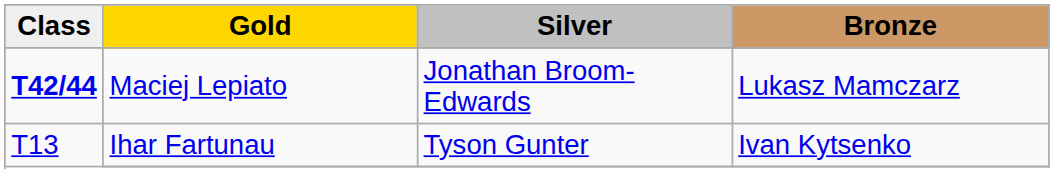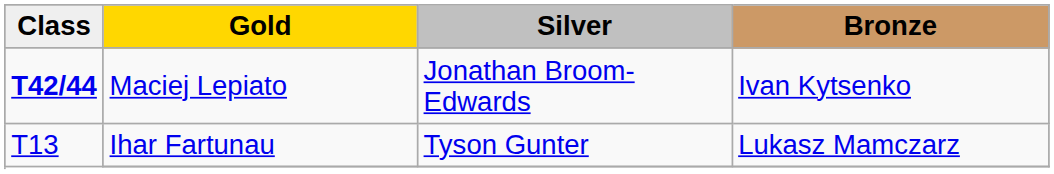(849, 85) Lukasz Mamczarz -> (825, 85) Ivan Kytsenko
(825, 144) Ivan Kytsenko -> (849, 144) Lukasz Mamczarz
